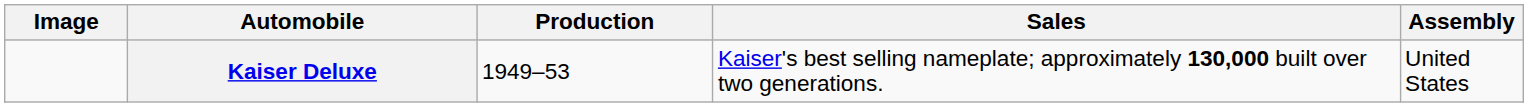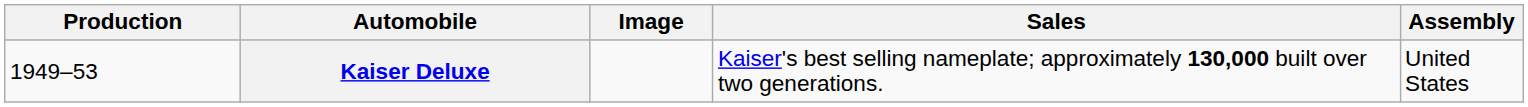columns swapped: (66, 22) <-> (595, 22)
